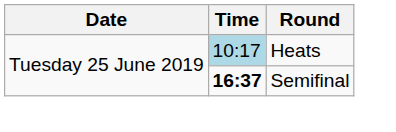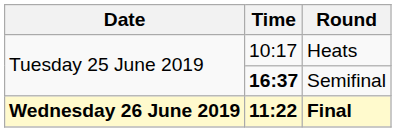(237, 50) lightblue background -> (273, 50) no background
+ row: (329, 111)
